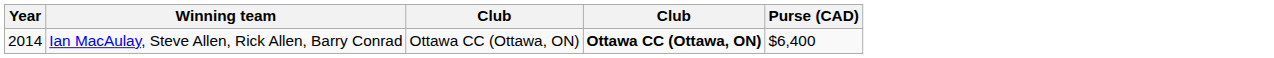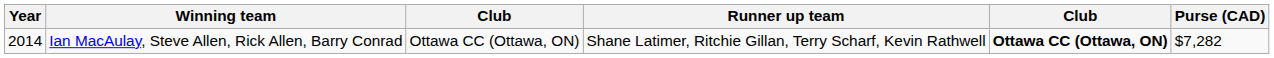+ column: (786, 16)
(792, 41) $6,400 -> (1198, 41) $7,282
